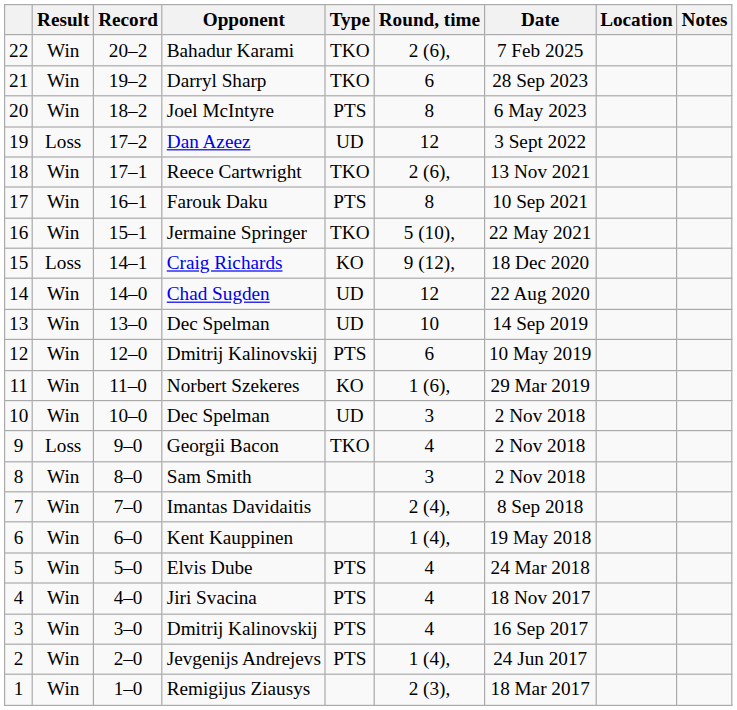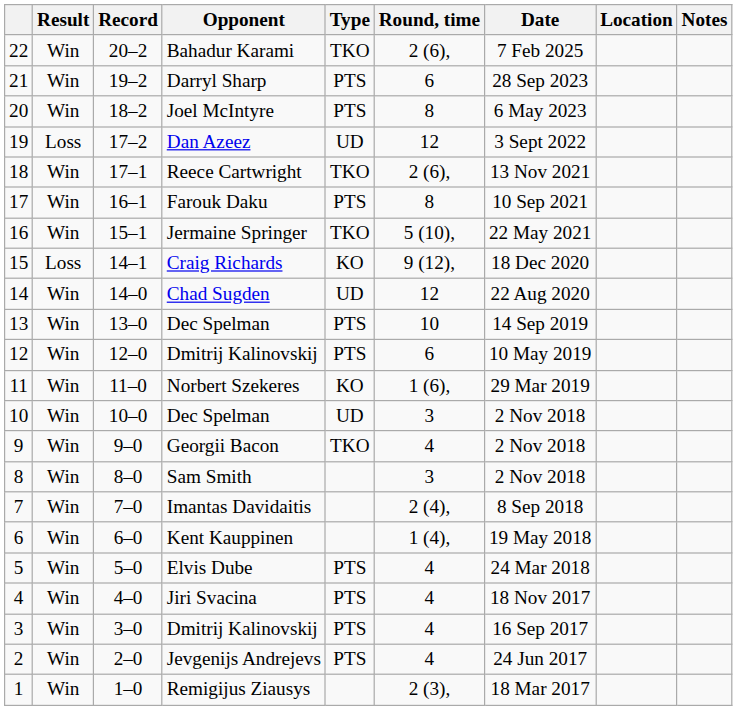(350, 80) TKO -> (350, 80) PTS
(350, 324) UD -> (350, 324) PTS
(63, 446) Loss -> (63, 446) Win
(429, 659) 1 (4), -> (429, 659) 4
